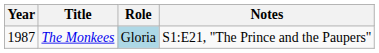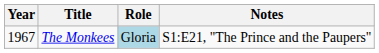(21, 37) 1987 -> (21, 37) 1967
